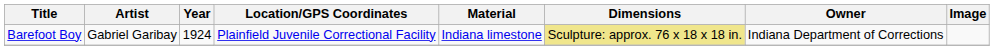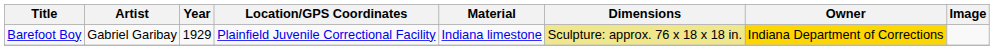(197, 34) 1924 -> (197, 34) 1929
(846, 34) no background -> (846, 34) gold background
